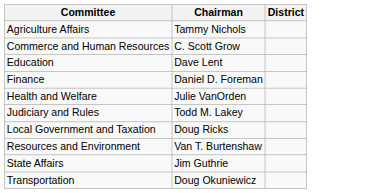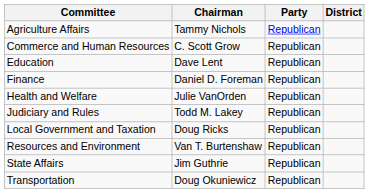+ column: (294, 12)
